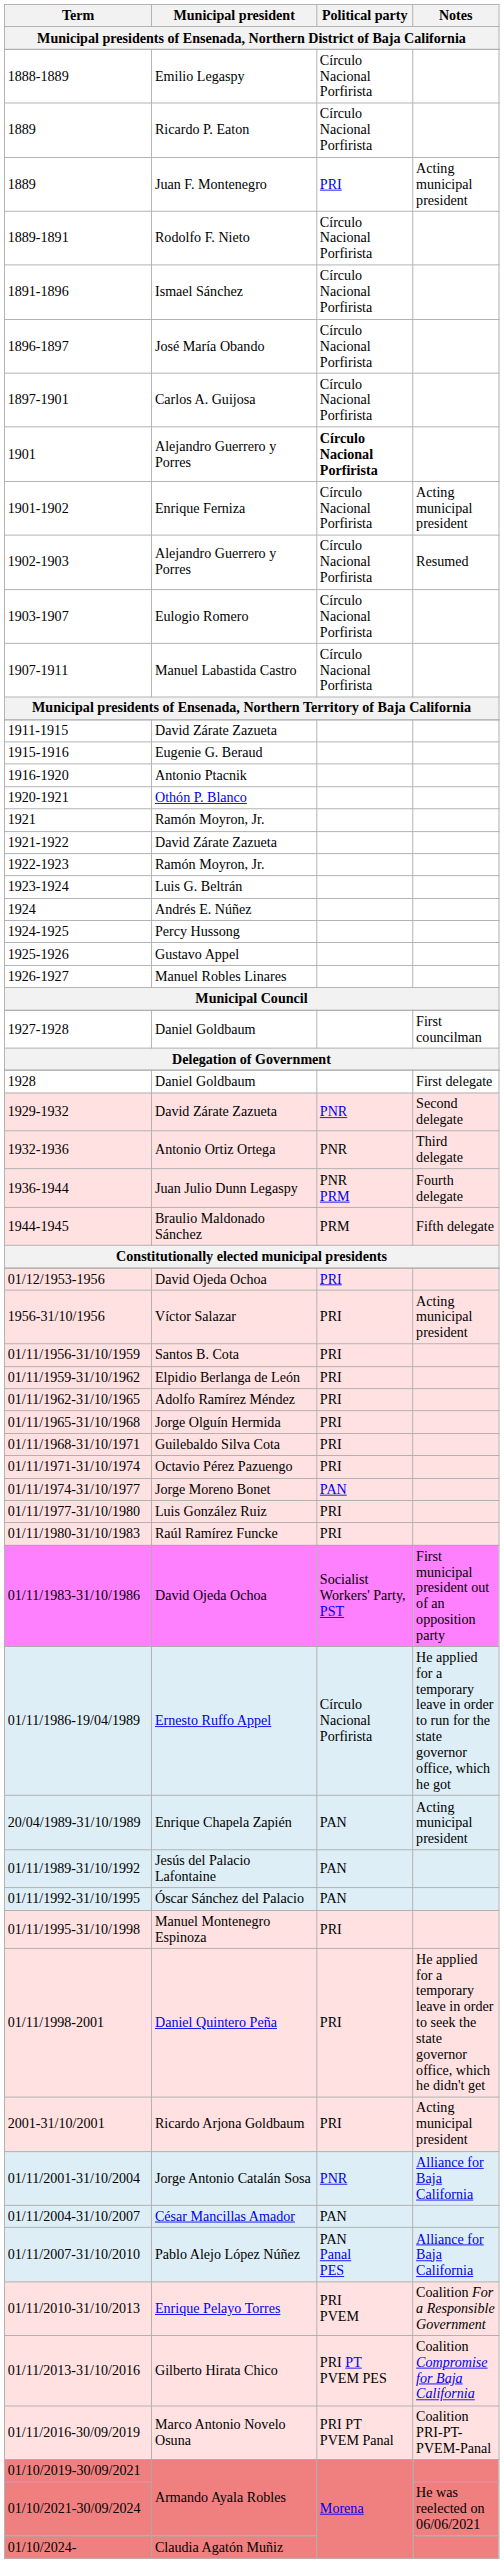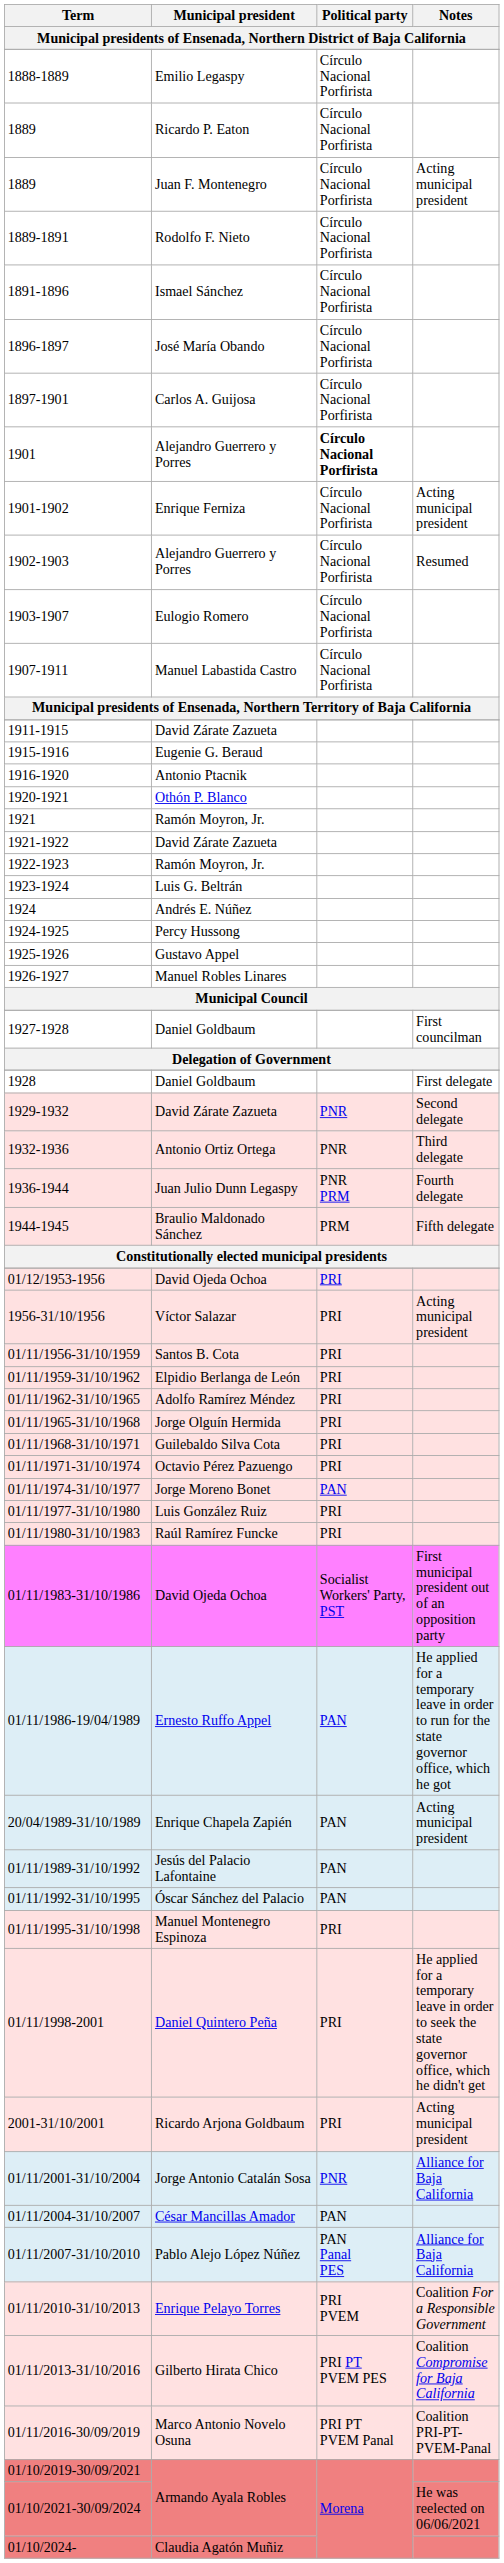(331, 184) PRI -> (346, 184) Círculo Nacional Porfirista
(346, 1721) Círculo Nacional Porfirista -> (333, 1721) PAN
